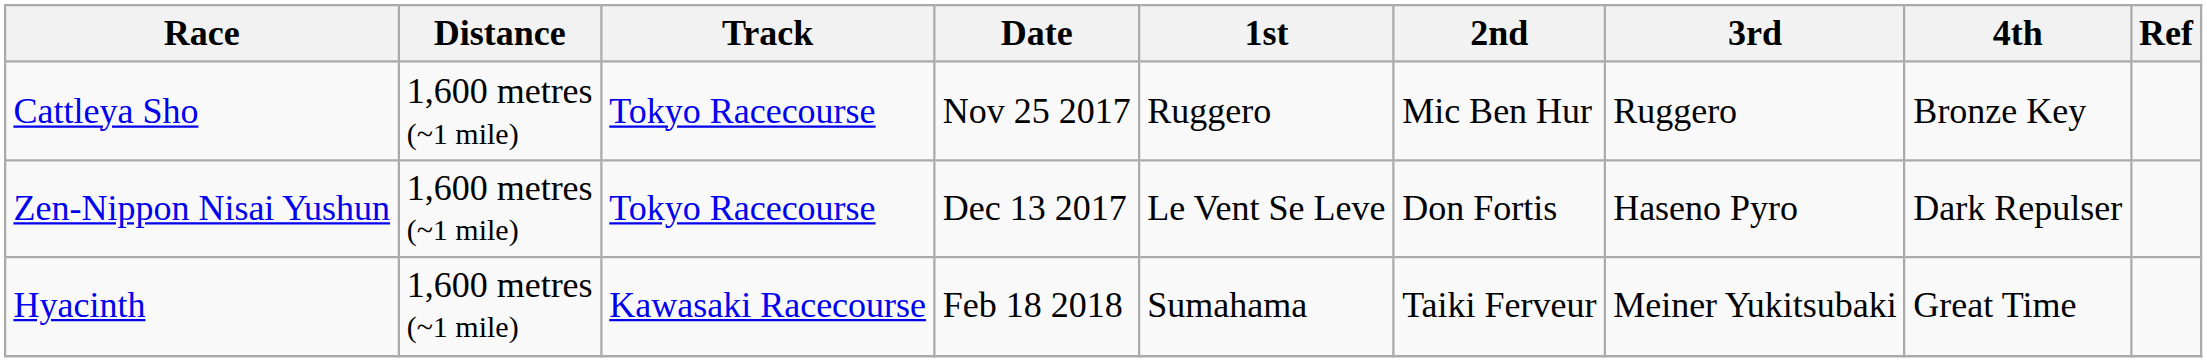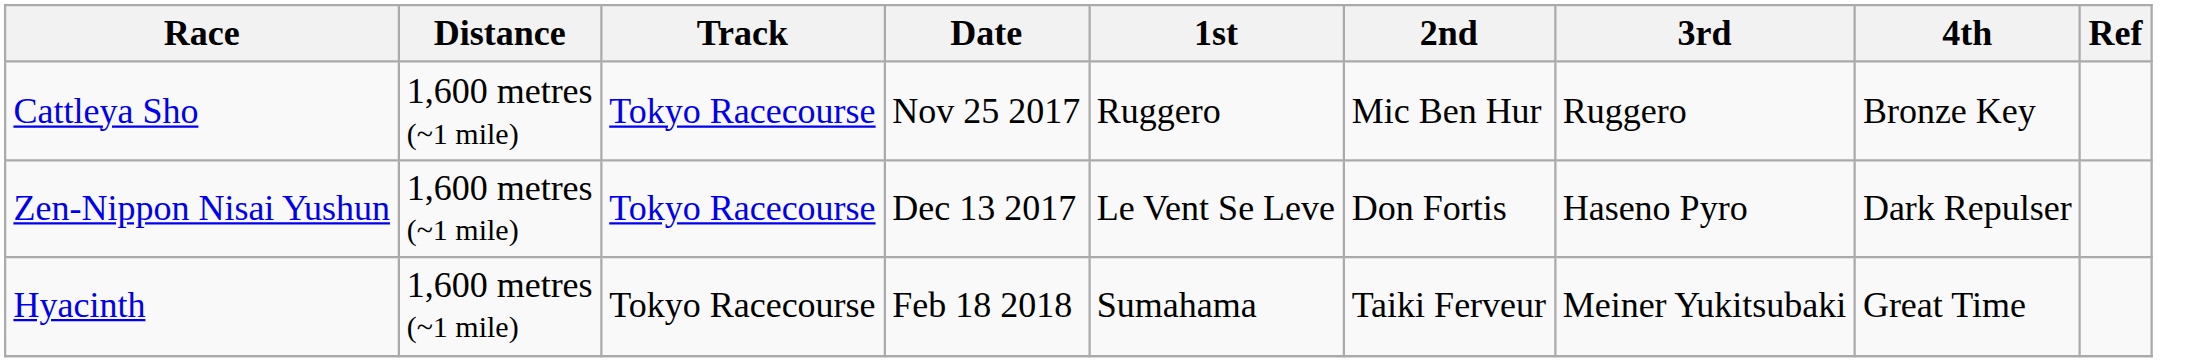(768, 305) Kawasaki Racecourse -> (742, 305) Tokyo Racecourse
